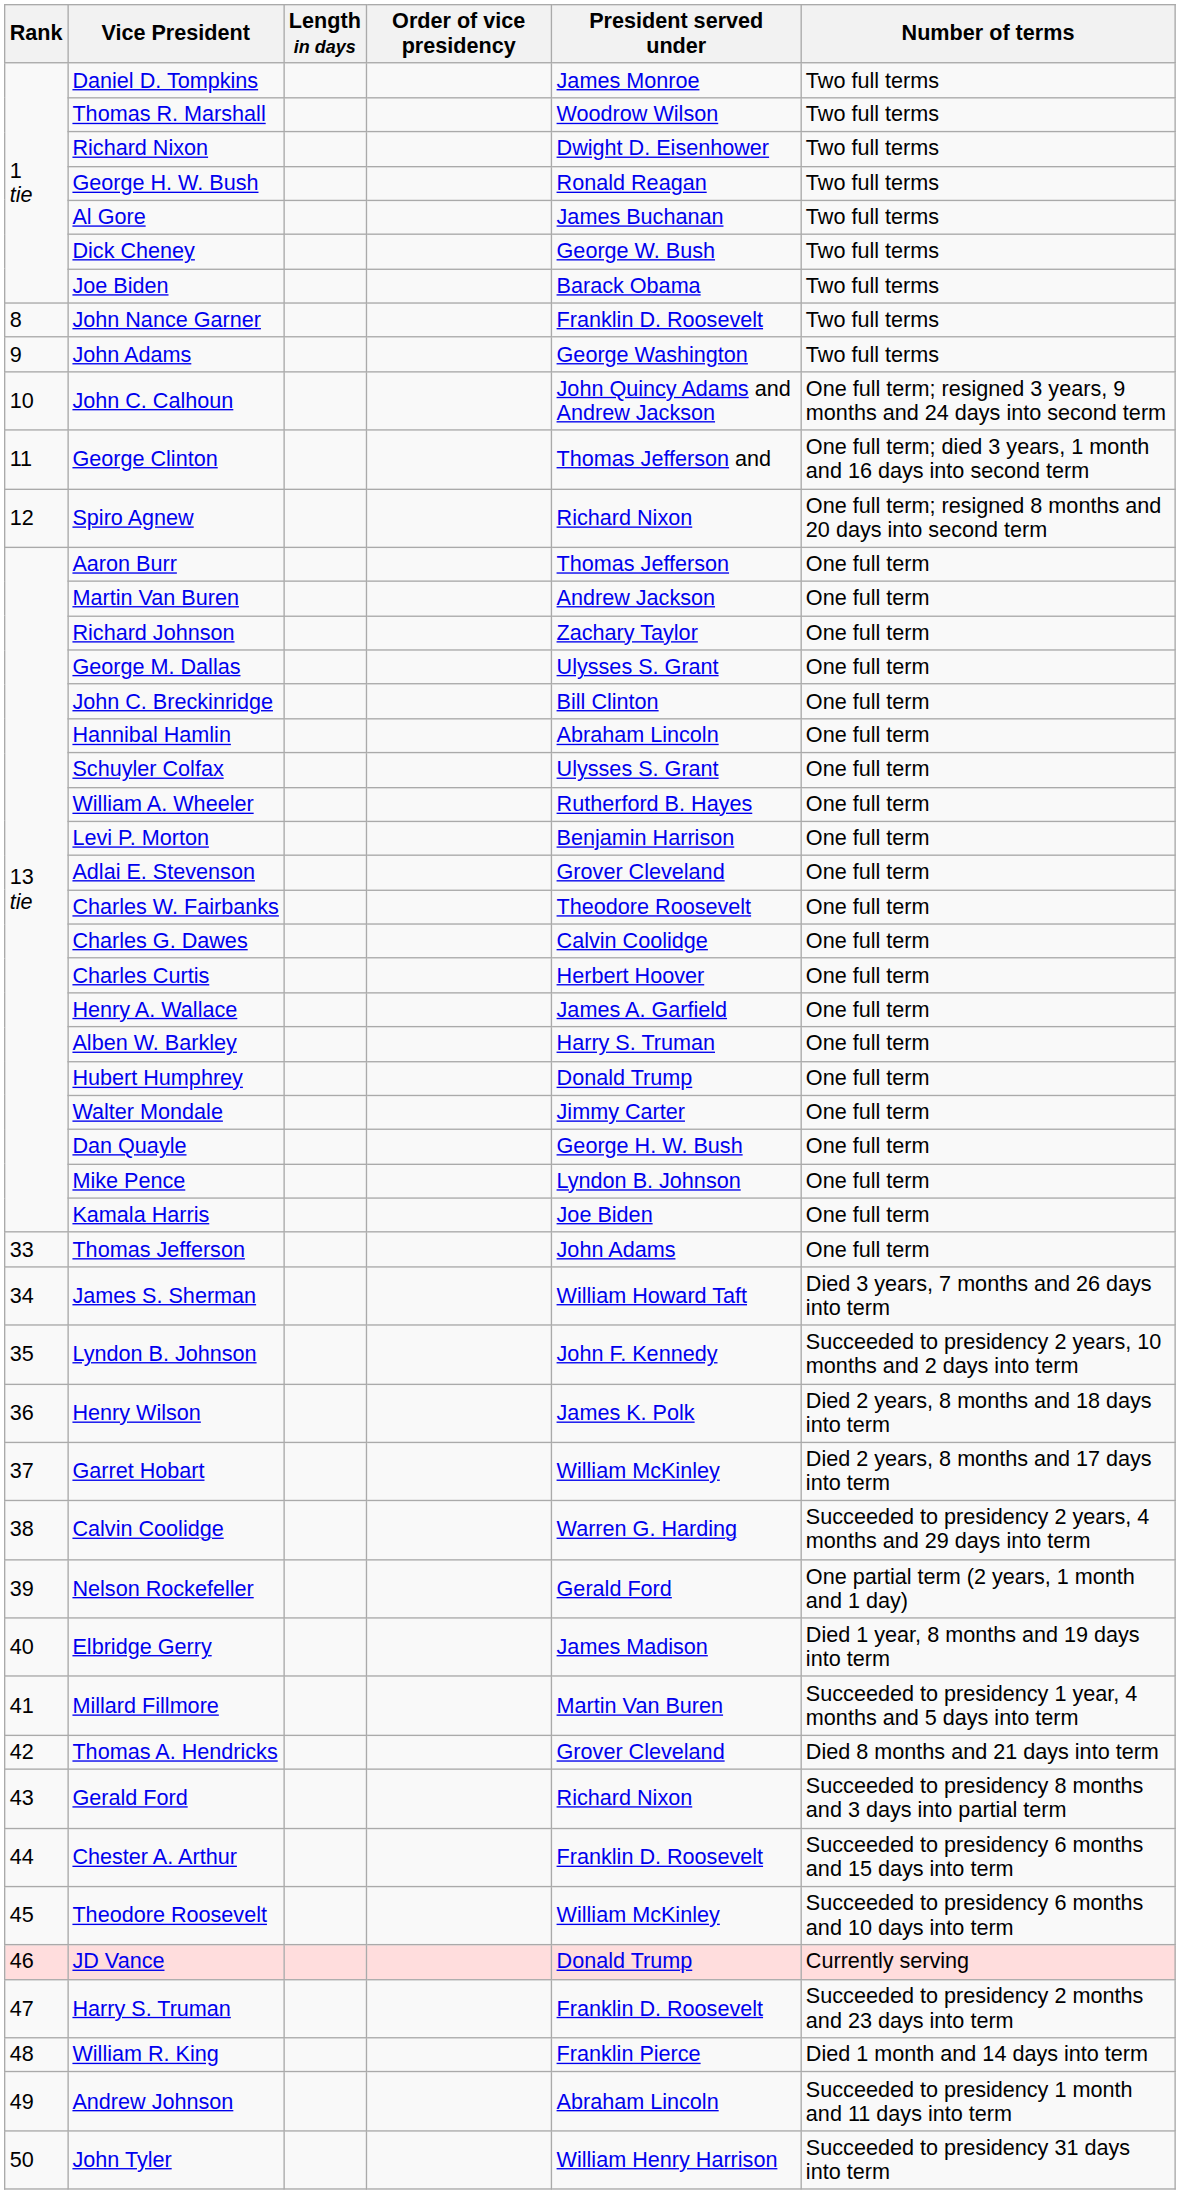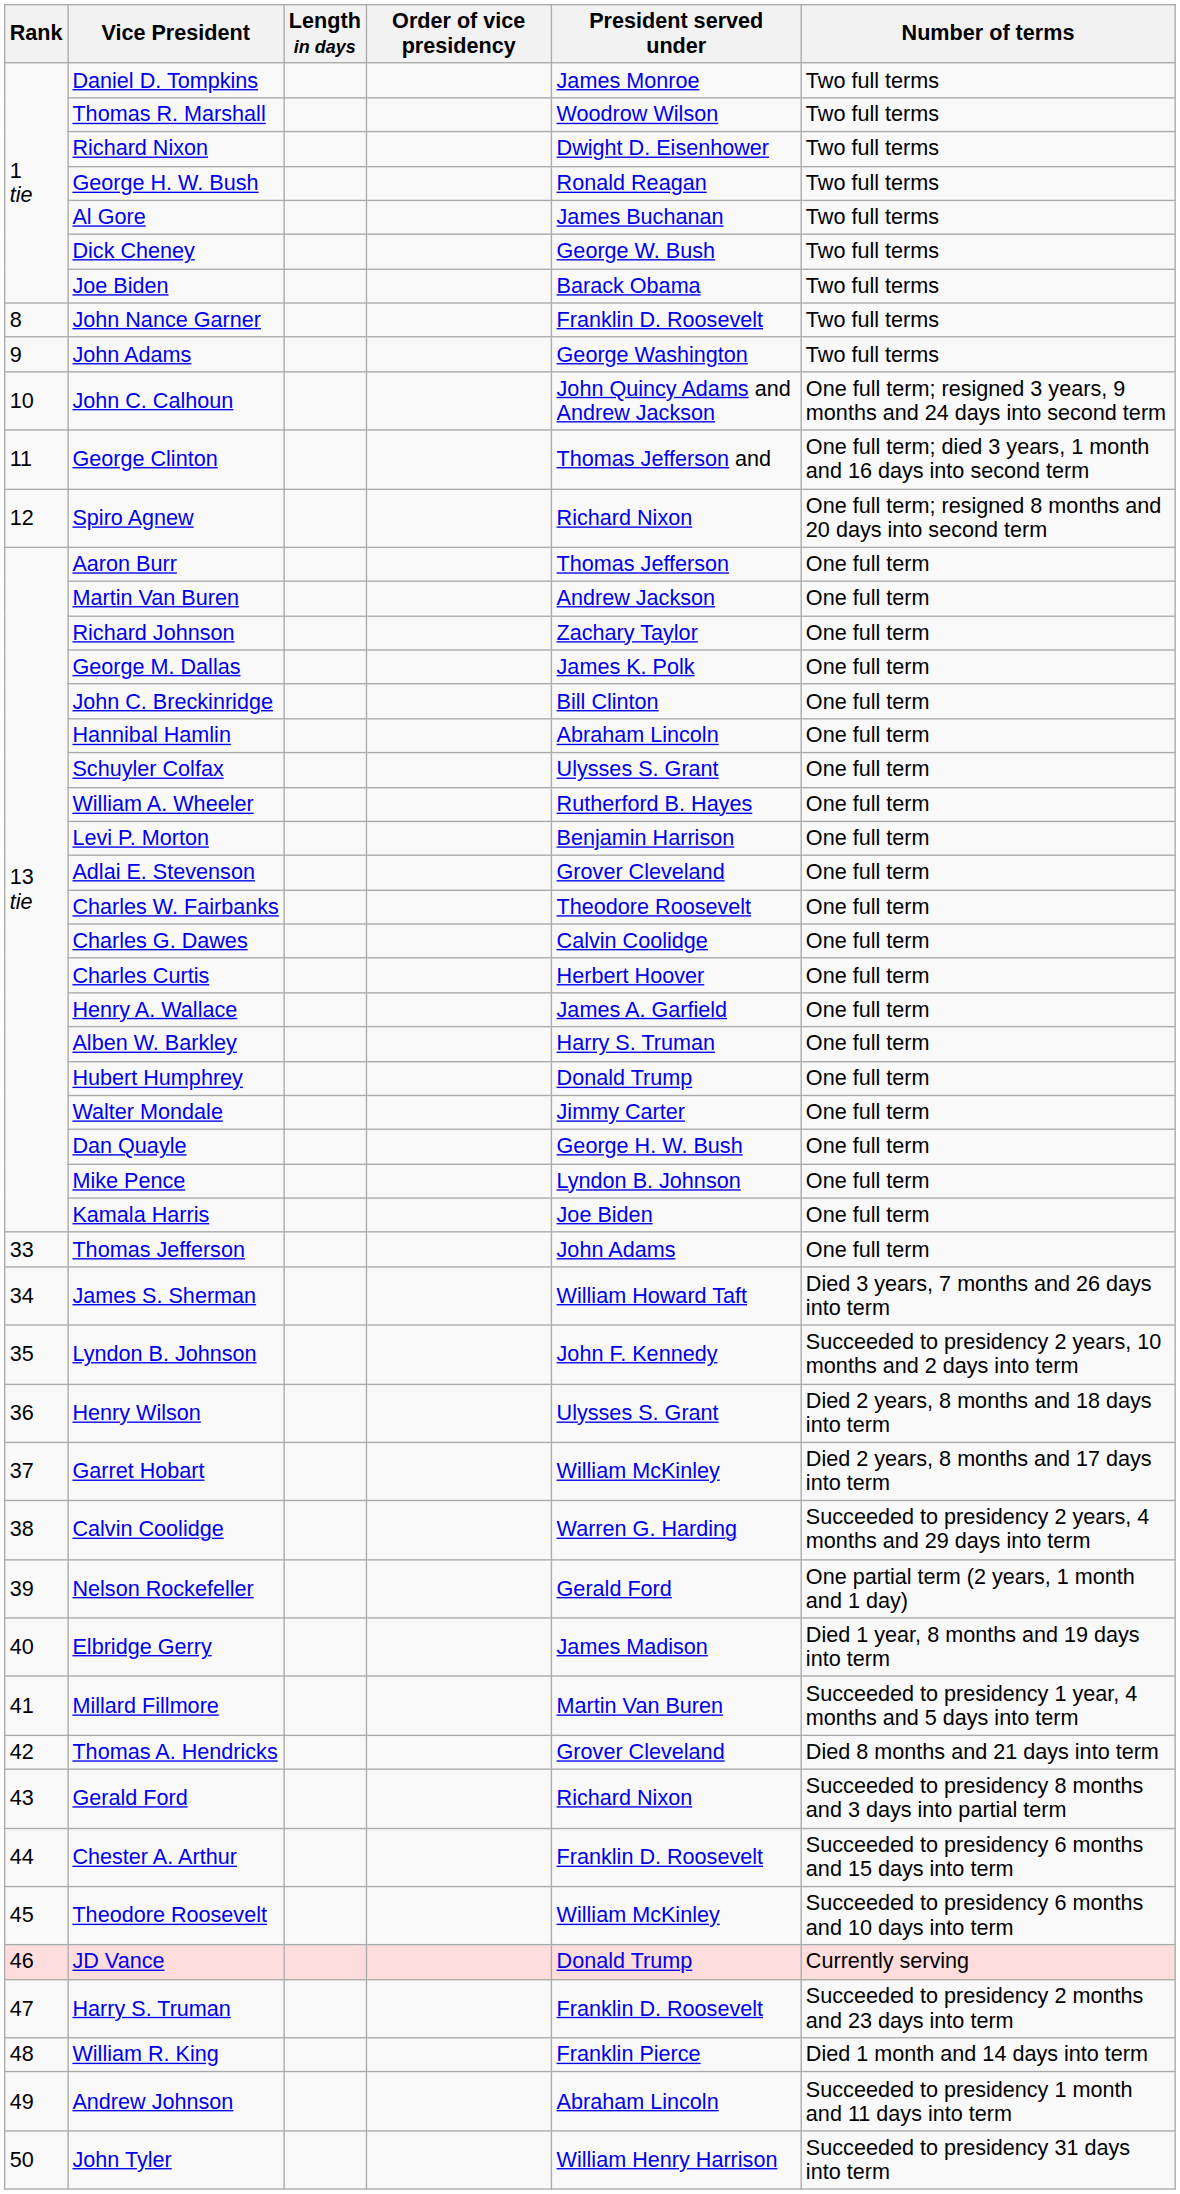(638, 666) Ulysses S. Grant -> (626, 666) James K. Polk
(626, 1412) James K. Polk -> (638, 1412) Ulysses S. Grant
